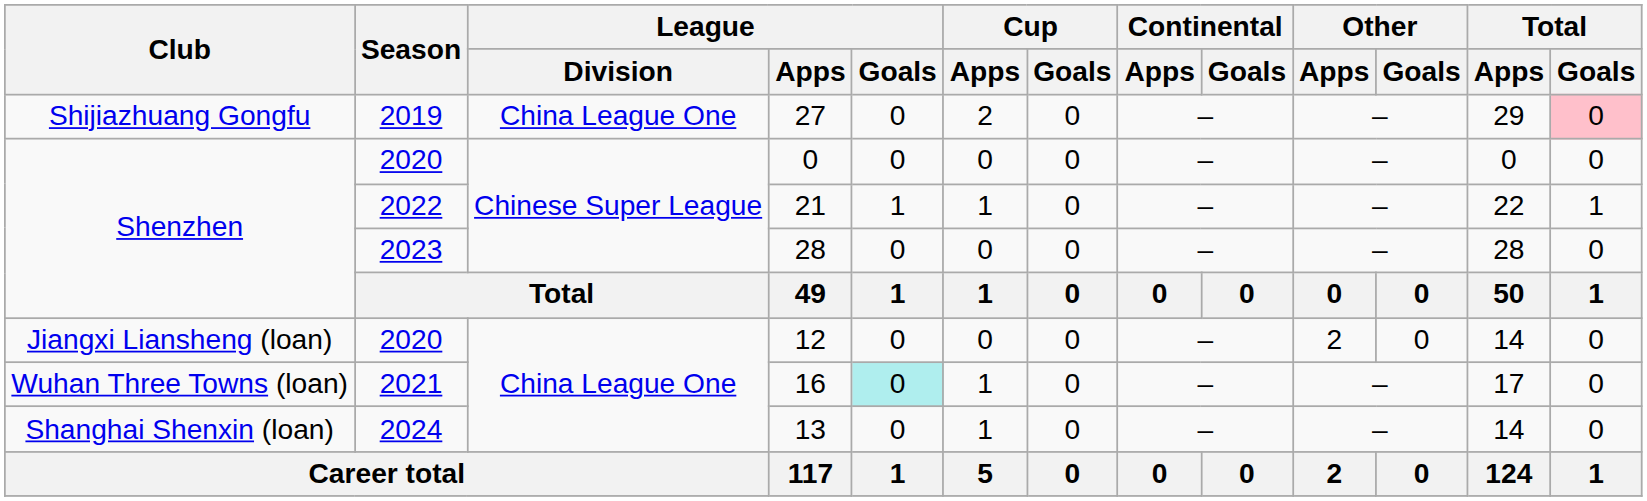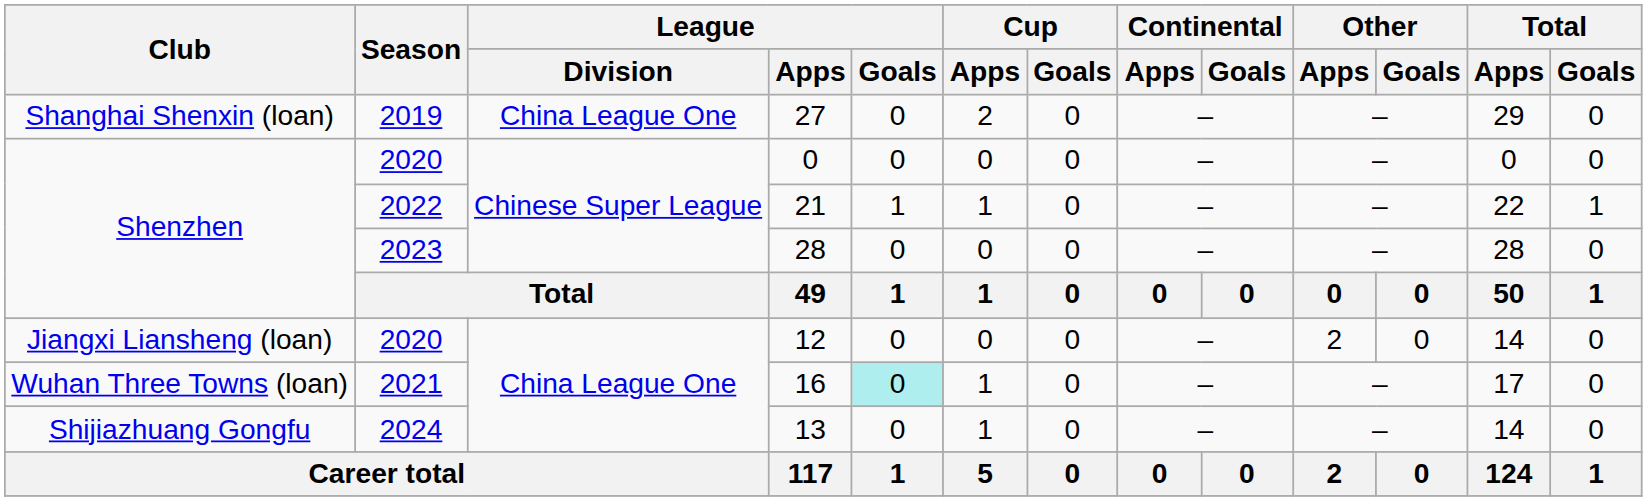(180, 116) Shijiazhuang Gongfu -> (180, 116) Shanghai Shenxin (loan)
(1596, 116) pink background -> (1596, 116) no background
(180, 428) Shanghai Shenxin (loan) -> (180, 428) Shijiazhuang Gongfu
